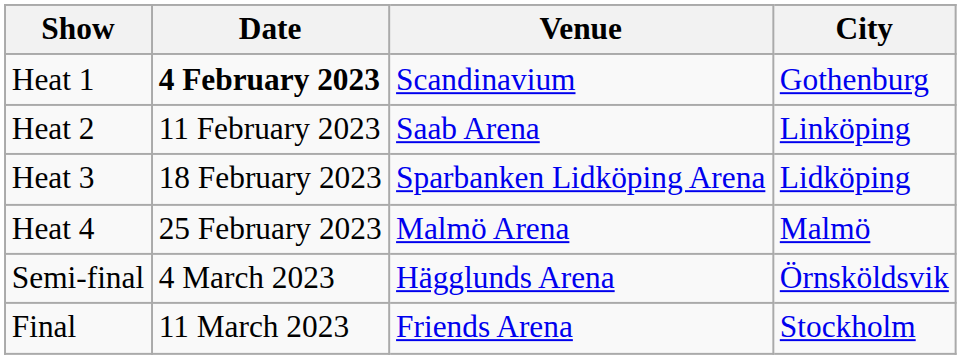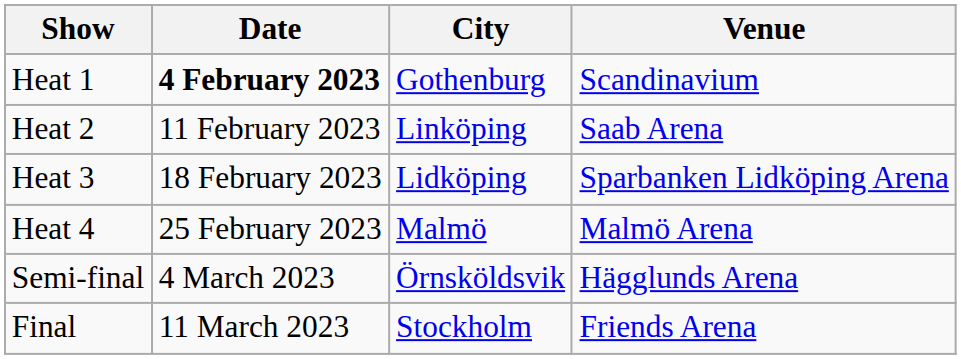columns swapped: (864, 29) <-> (581, 29)
